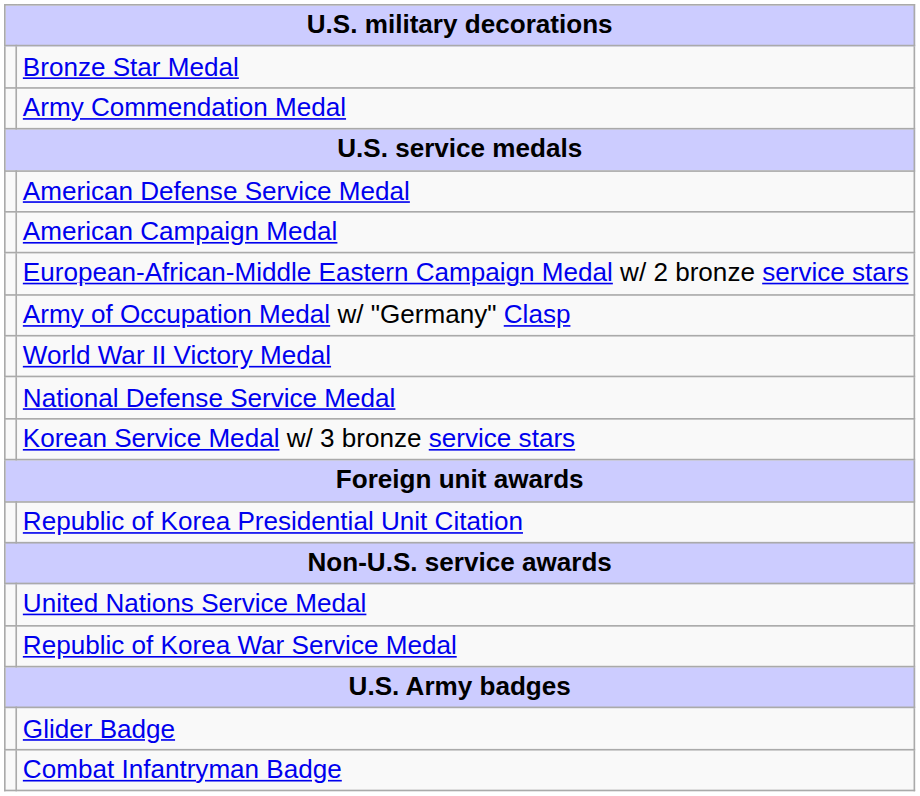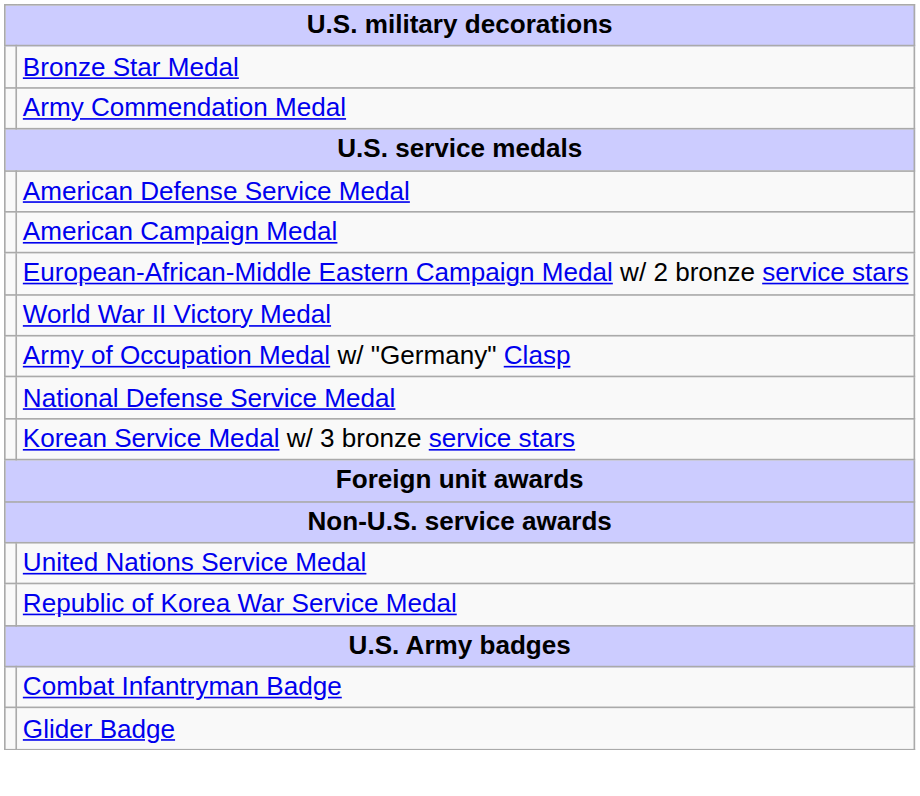rows swapped: (177, 356) <-> (297, 314)
- row: (273, 521)
rows swapped: (182, 769) <-> (99, 728)
